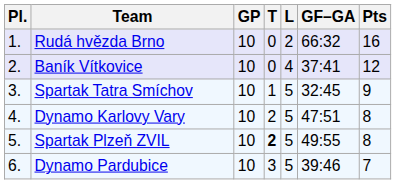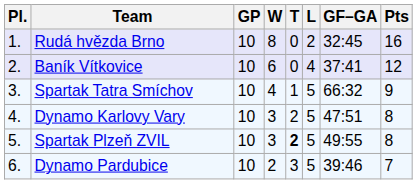+ column: (275, 16)
(321, 41) 66:32 -> (343, 41) 32:45
(321, 91) 32:45 -> (343, 91) 66:32
